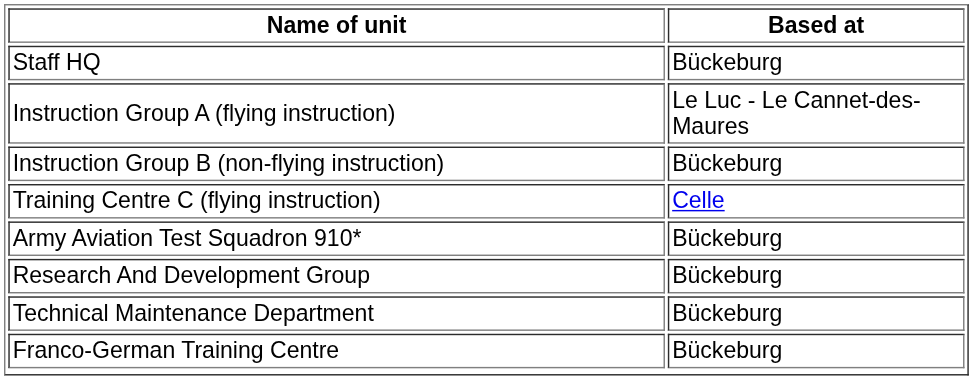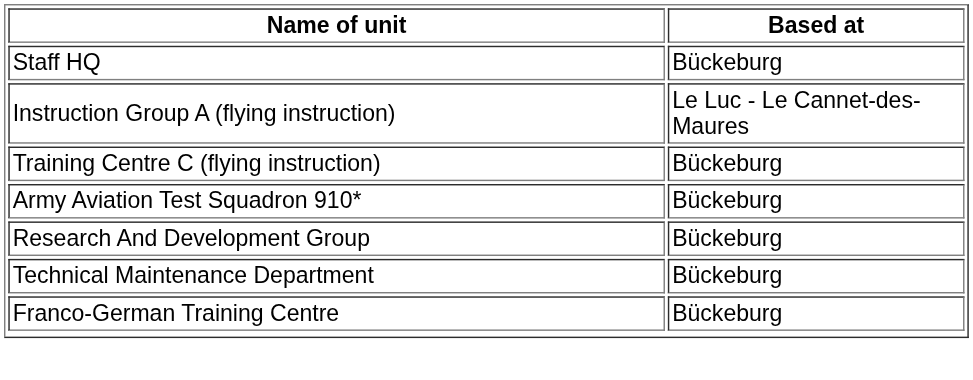- row: (228, 163)
(698, 201) Celle -> (727, 163) Bückeburg
